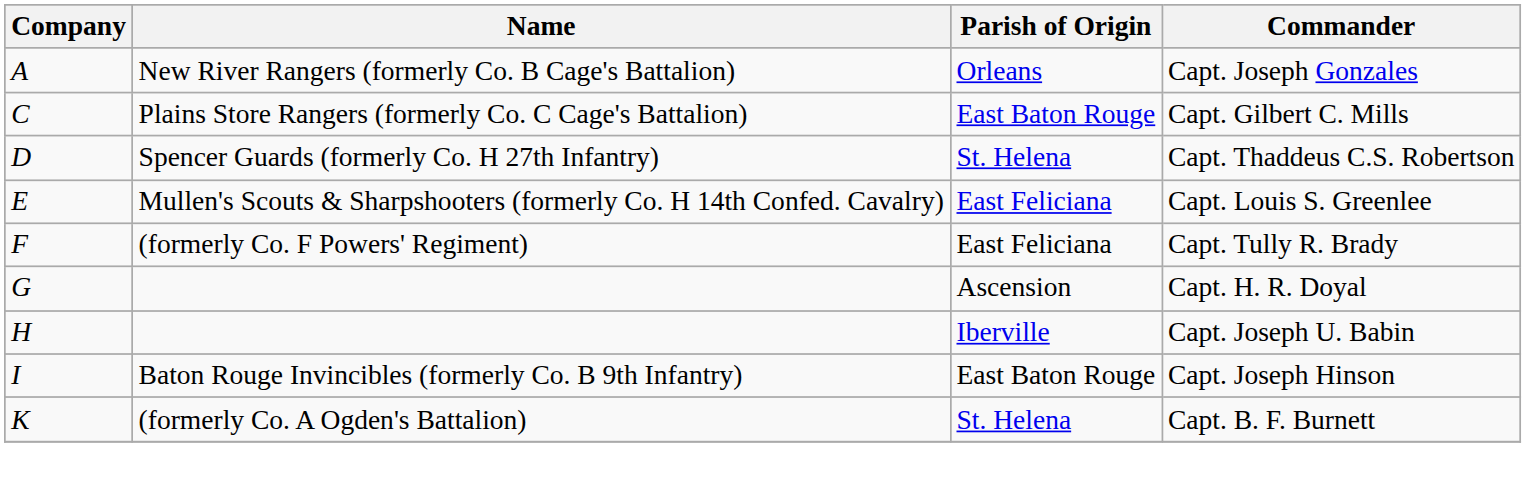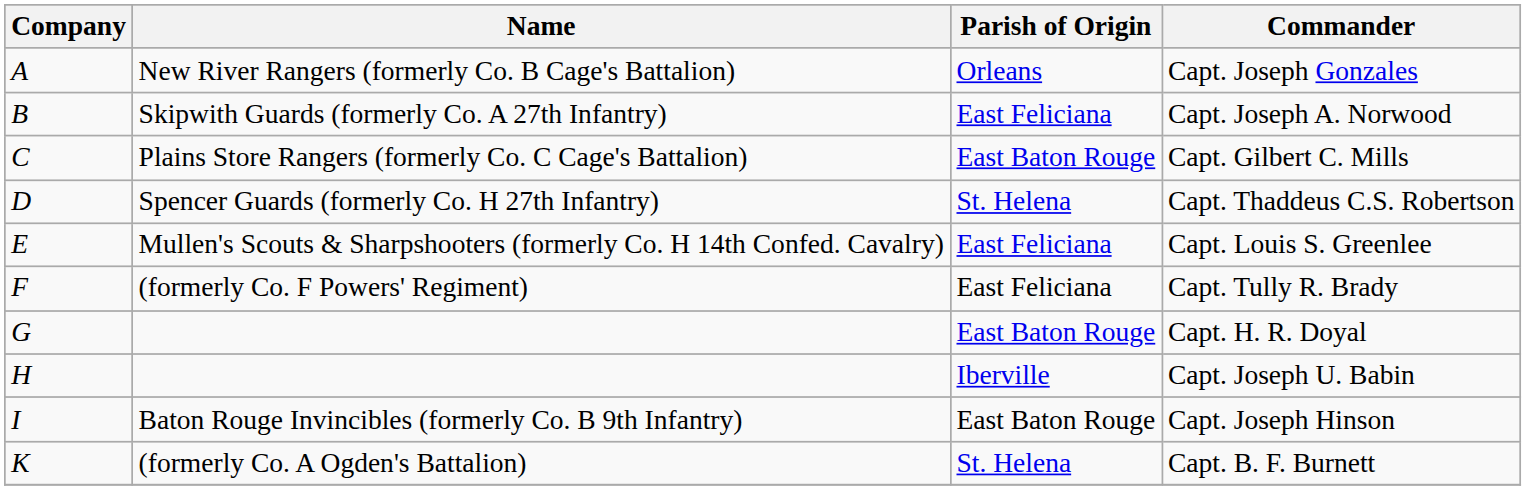+ row: (1310, 113)
(1014, 288) Ascension -> (1056, 331) East Baton Rouge
